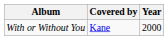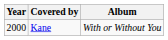columns swapped: (152, 12) <-> (46, 12)
